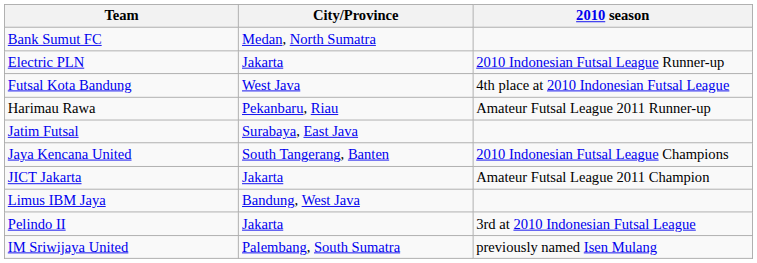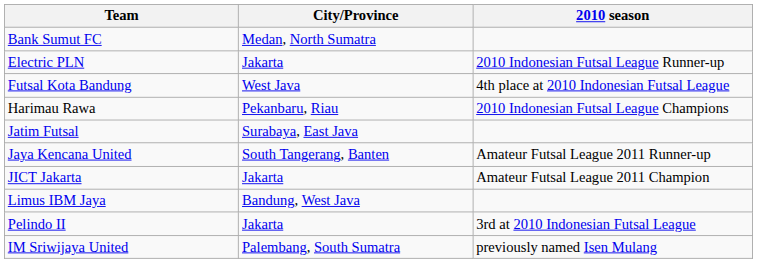(593, 108) Amateur Futsal League 2011 Runner-up -> (602, 108) 2010 Indonesian Futsal League Champions
(602, 154) 2010 Indonesian Futsal League Champions -> (593, 154) Amateur Futsal League 2011 Runner-up
